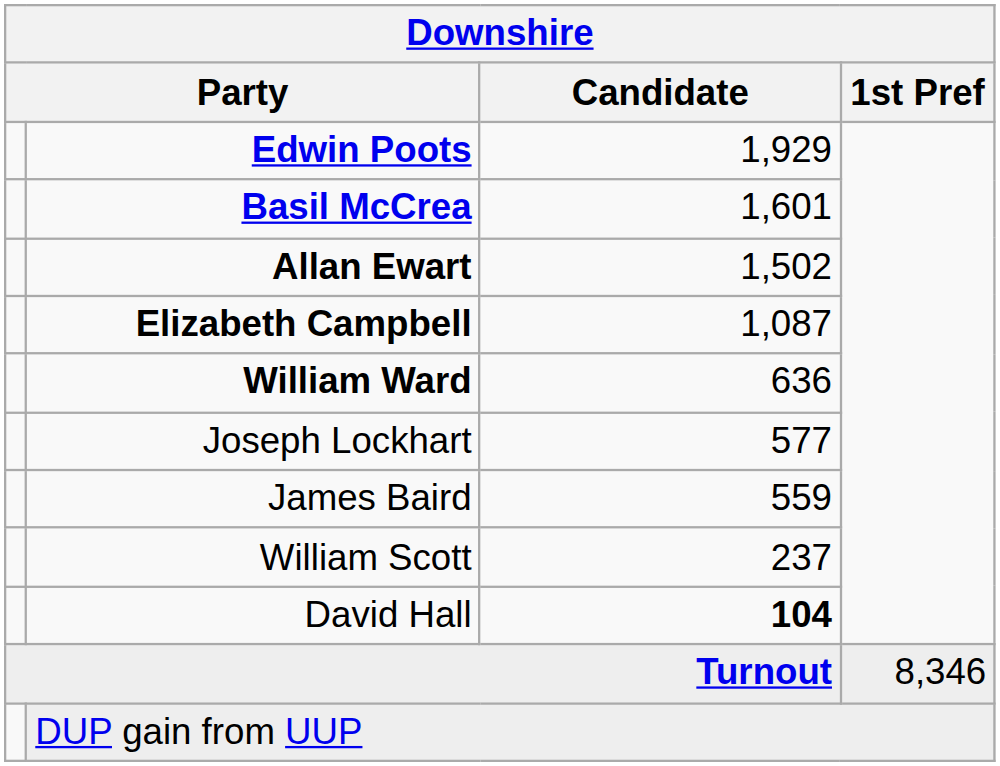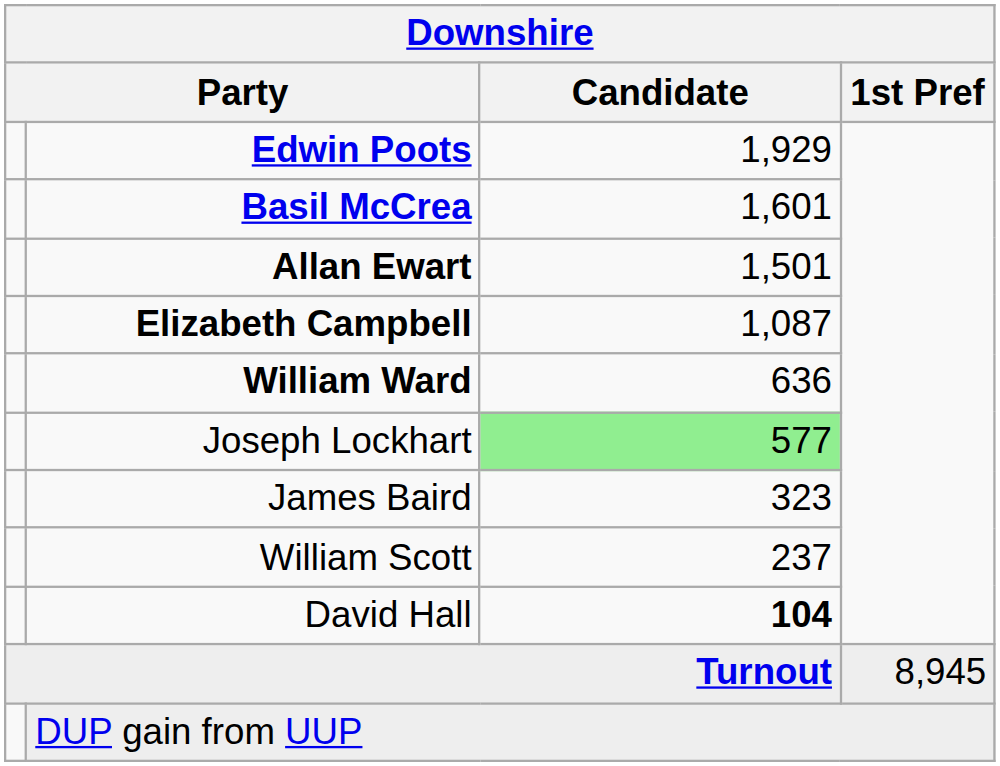(786, 265) 1,502 -> (786, 265) 1,501
(801, 440) no background -> (801, 440) lightgreen background
(801, 498) 559 -> (801, 498) 323
(940, 672) 8,346 -> (940, 672) 8,945
